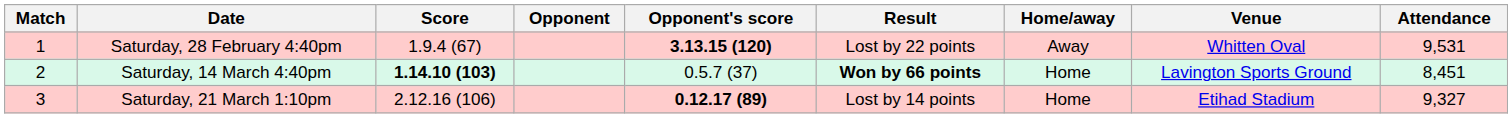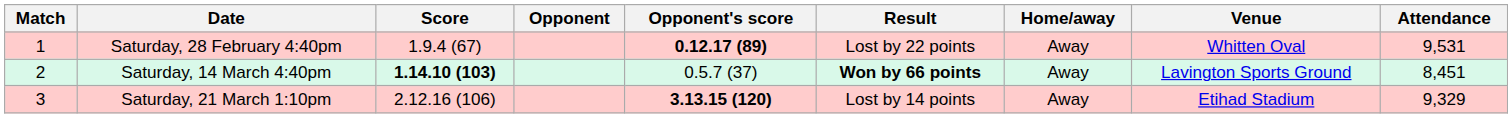(721, 46) 3.13.15 (120) -> (721, 46) 0.12.17 (89)
(1068, 73) Home -> (1068, 73) Away
(721, 100) 0.12.17 (89) -> (721, 100) 3.13.15 (120)
(1068, 100) Home -> (1068, 100) Away
(1444, 100) 9,327 -> (1444, 100) 9,329
